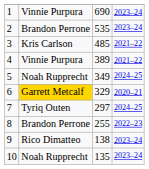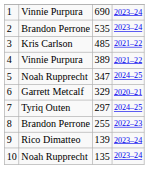(102, 76) 349 -> (102, 76) 347
(53, 92) gold background -> (53, 92) no background
(102, 140) 138 -> (102, 140) 139
